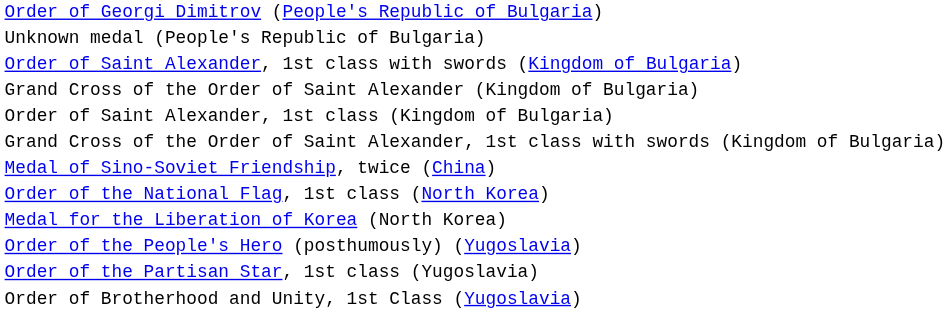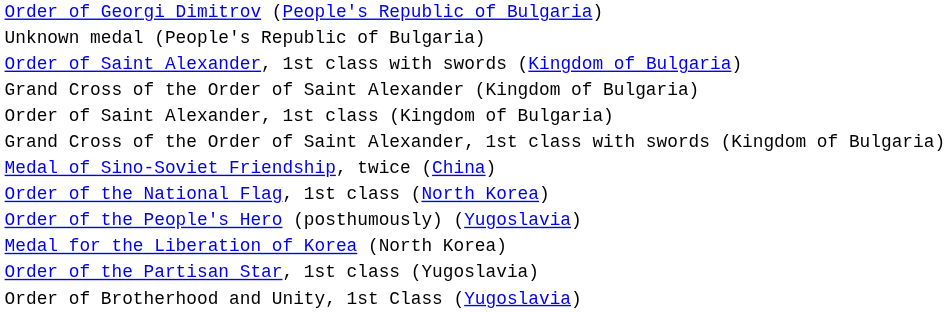rows swapped: (256, 221) <-> (293, 247)
